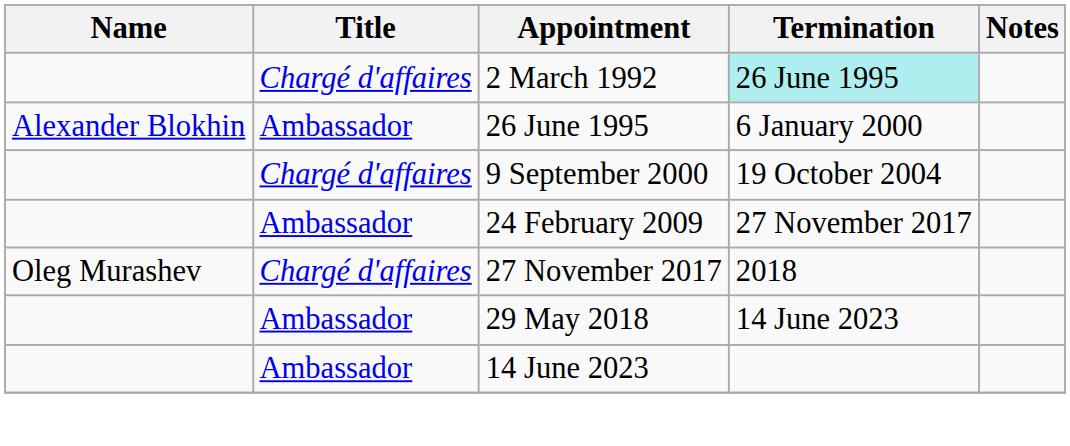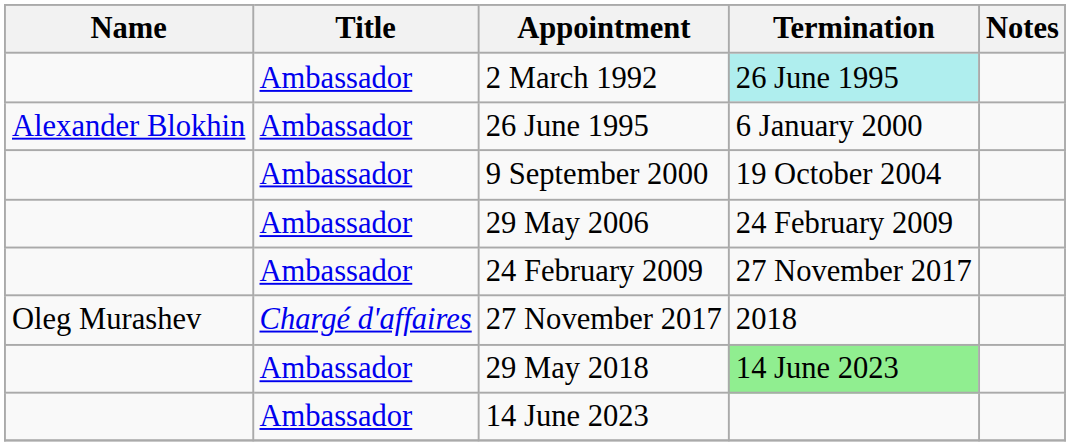(366, 77) Chargé d'affaires -> (336, 77) Ambassador
(366, 174) Chargé d'affaires -> (336, 174) Ambassador
+ row: (567, 222)
(817, 319) no background -> (817, 367) lightgreen background
